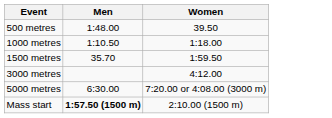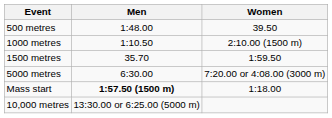(206, 43) 1:18.00 -> (265, 43) 2:10.00 (1500 m)
- row: (34, 74)
(206, 105) 2:10.00 (1500 m) -> (265, 89) 1:18.00
+ row: (38, 105)
